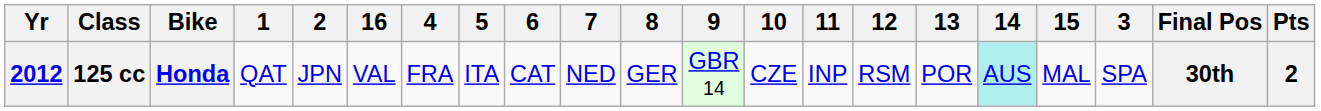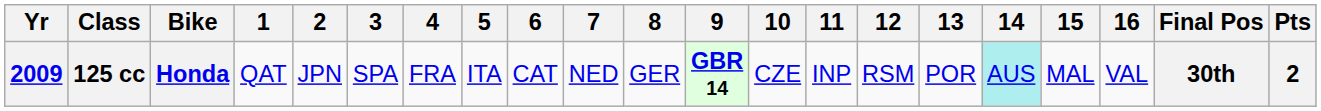columns swapped: (1124, 23) <-> (374, 23)
(36, 73) 2012 -> (36, 73) 2009
(714, 73) normal -> (717, 73) bold
